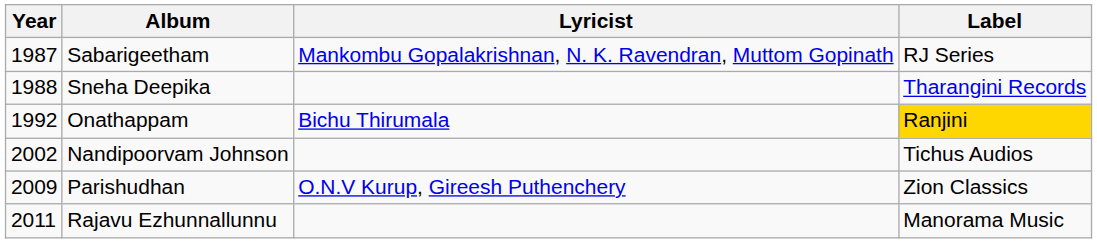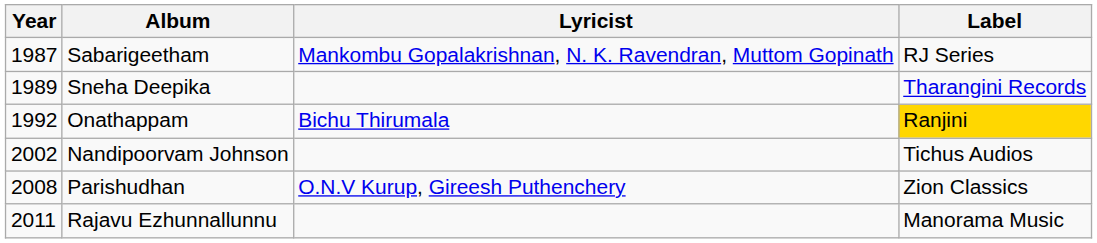(34, 87) 1988 -> (34, 87) 1989
(34, 187) 2009 -> (34, 187) 2008
